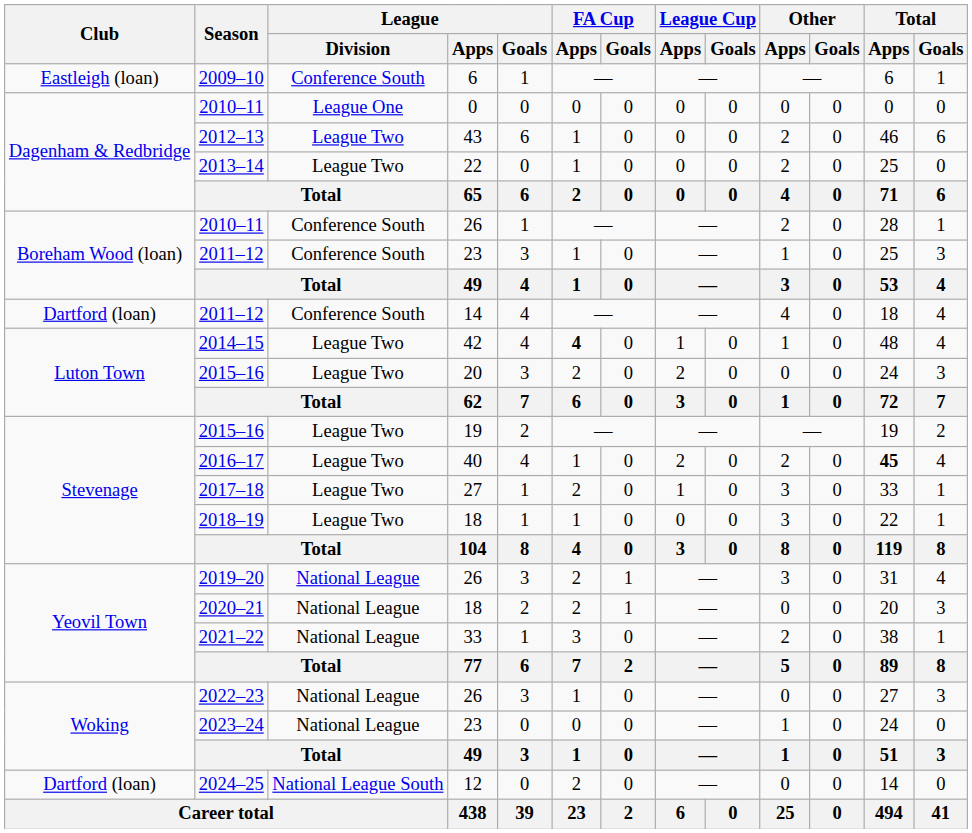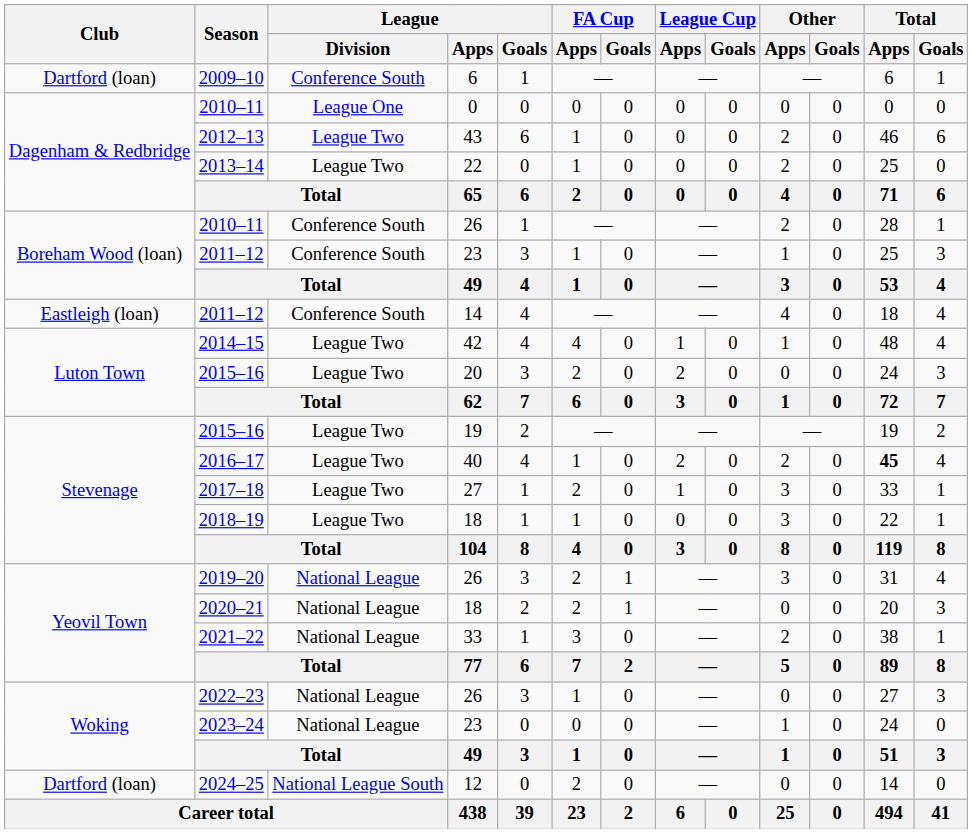(100, 78) Eastleigh (loan) -> (100, 78) Dartford (loan)
(100, 313) Dartford (loan) -> (100, 313) Eastleigh (loan)
(576, 343) bold -> (576, 343) normal
